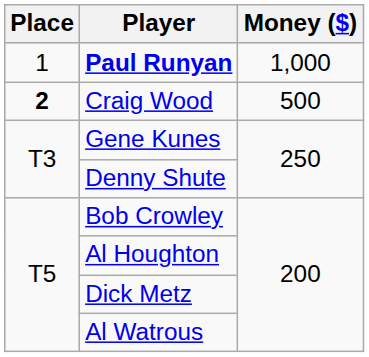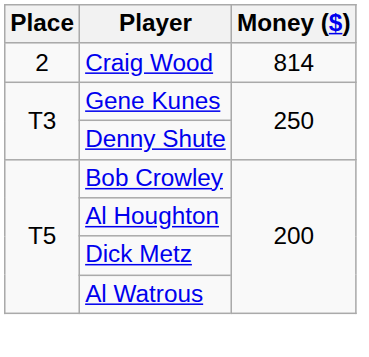- row: (159, 62)
(42, 100) bold -> (42, 62) normal
(300, 100) 500 -> (294, 62) 814
